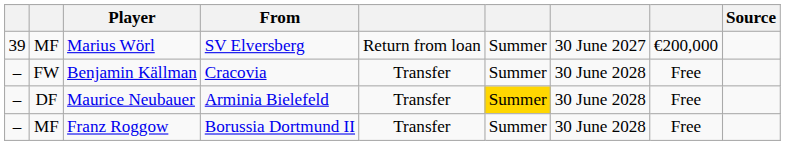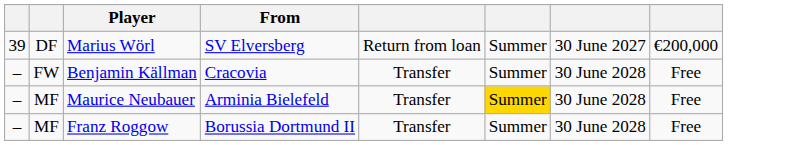- column: (751, 18)
(46, 45) MF -> (46, 45) DF
(46, 99) DF -> (46, 99) MF
